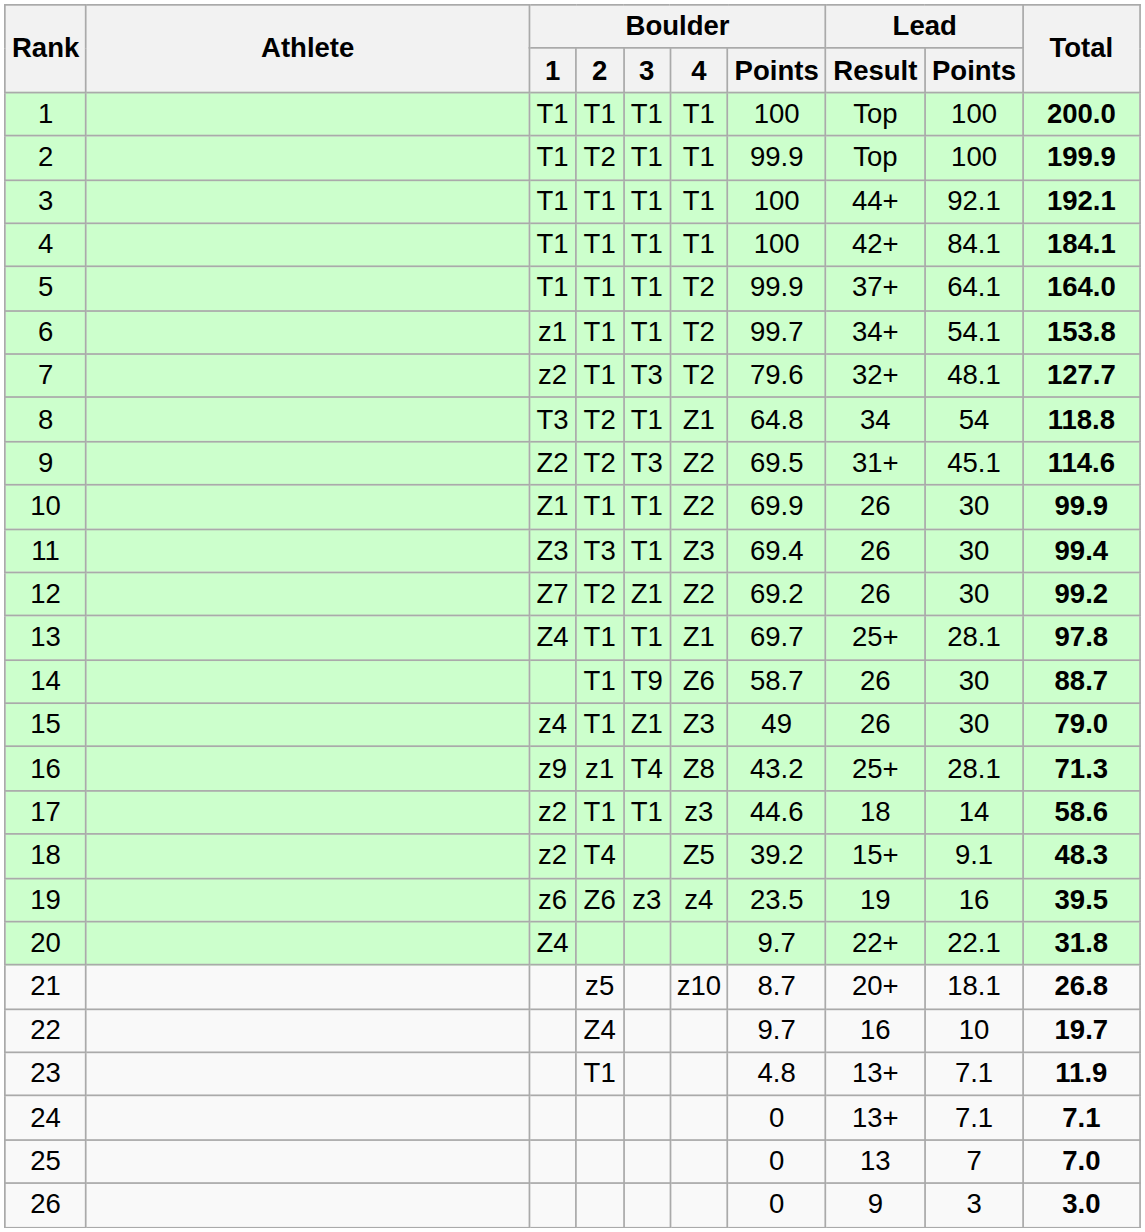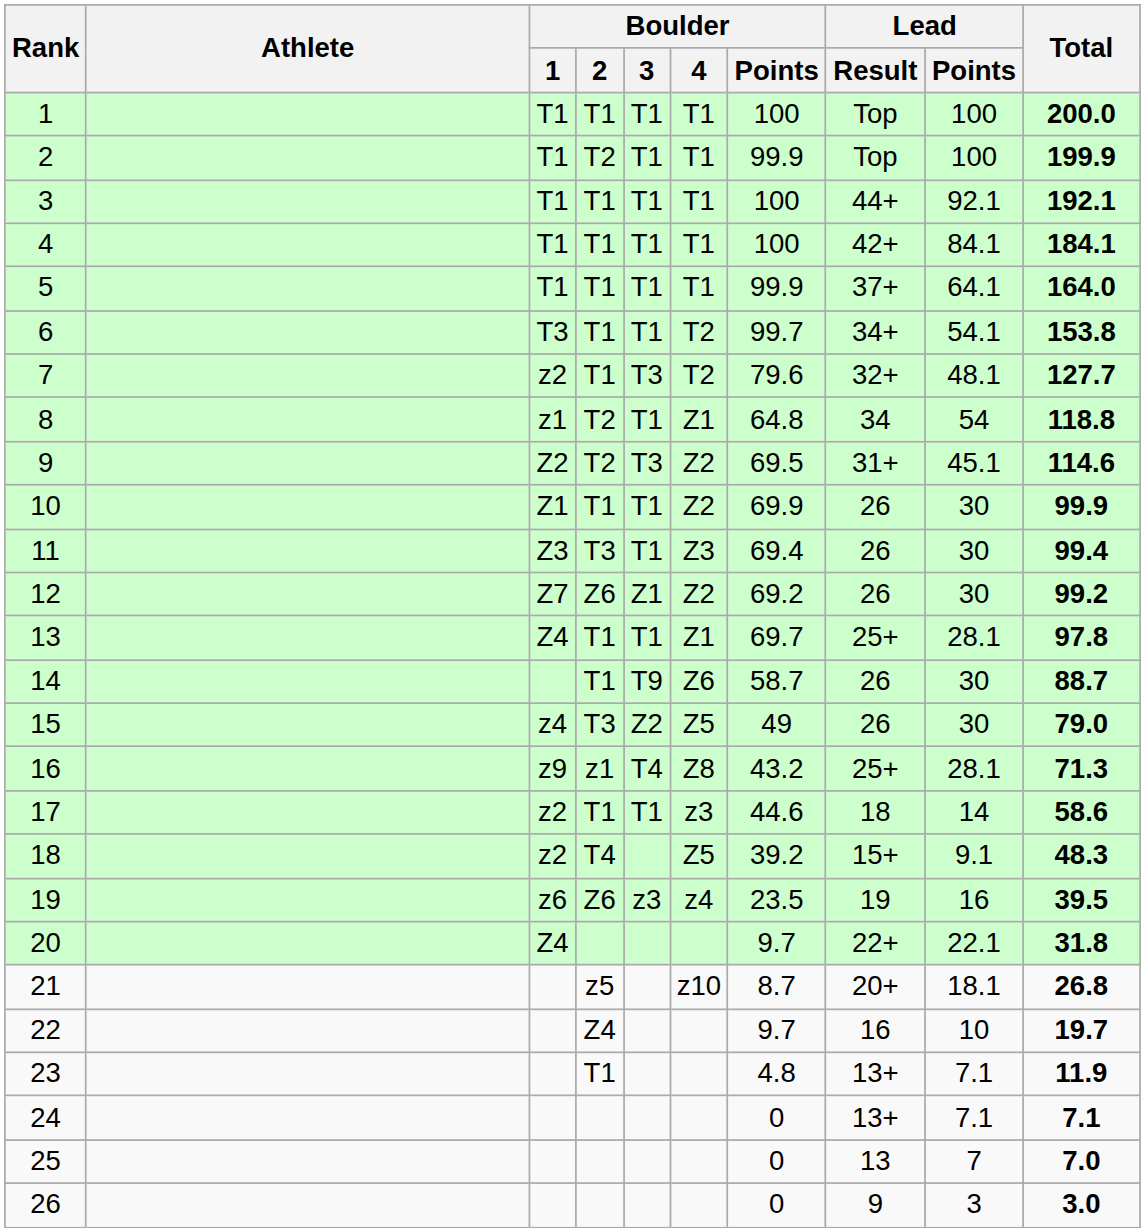(699, 288) T2 -> (699, 288) T1
(553, 331) z1 -> (553, 331) T3
(553, 419) T3 -> (553, 419) z1
(600, 593) T2 -> (600, 593) Z6
(600, 724) T1 -> (600, 724) T3
(647, 724) Z1 -> (647, 724) Z2
(699, 724) Z3 -> (699, 724) Z5
